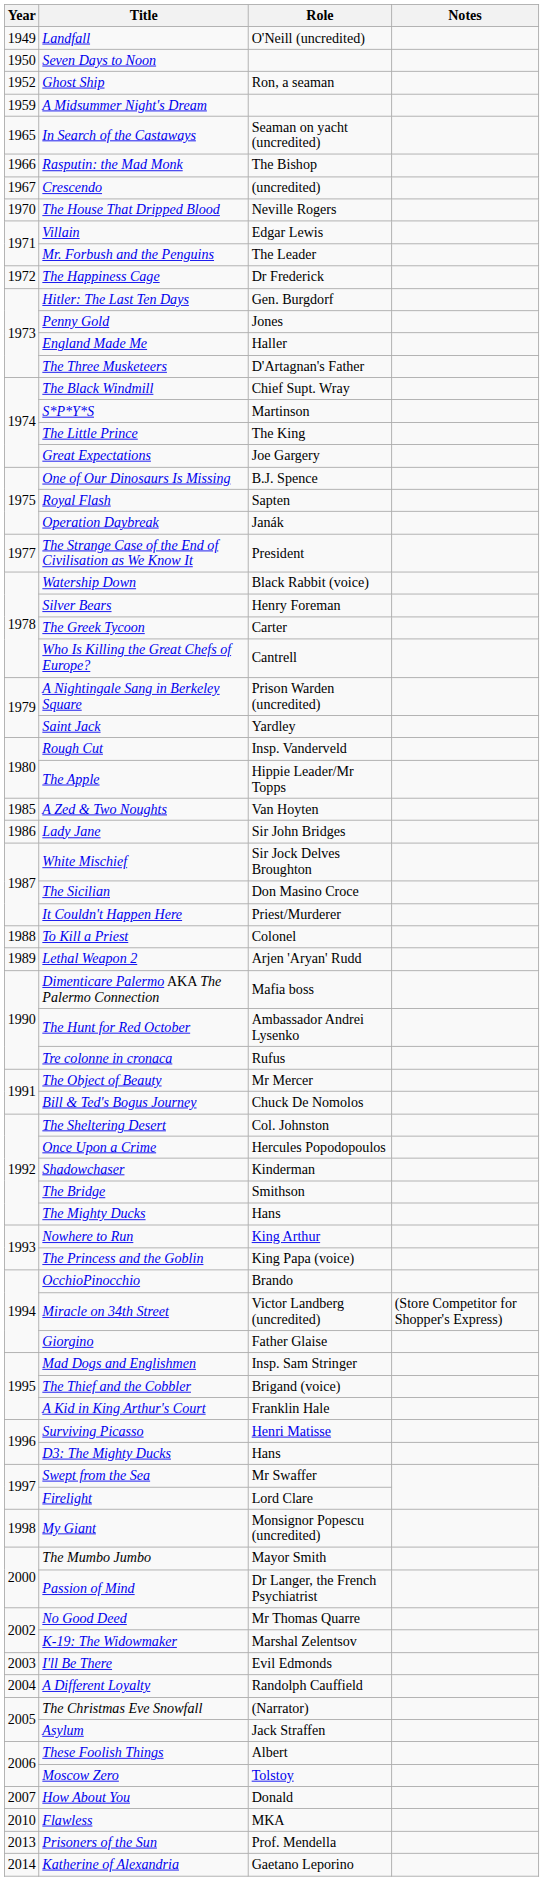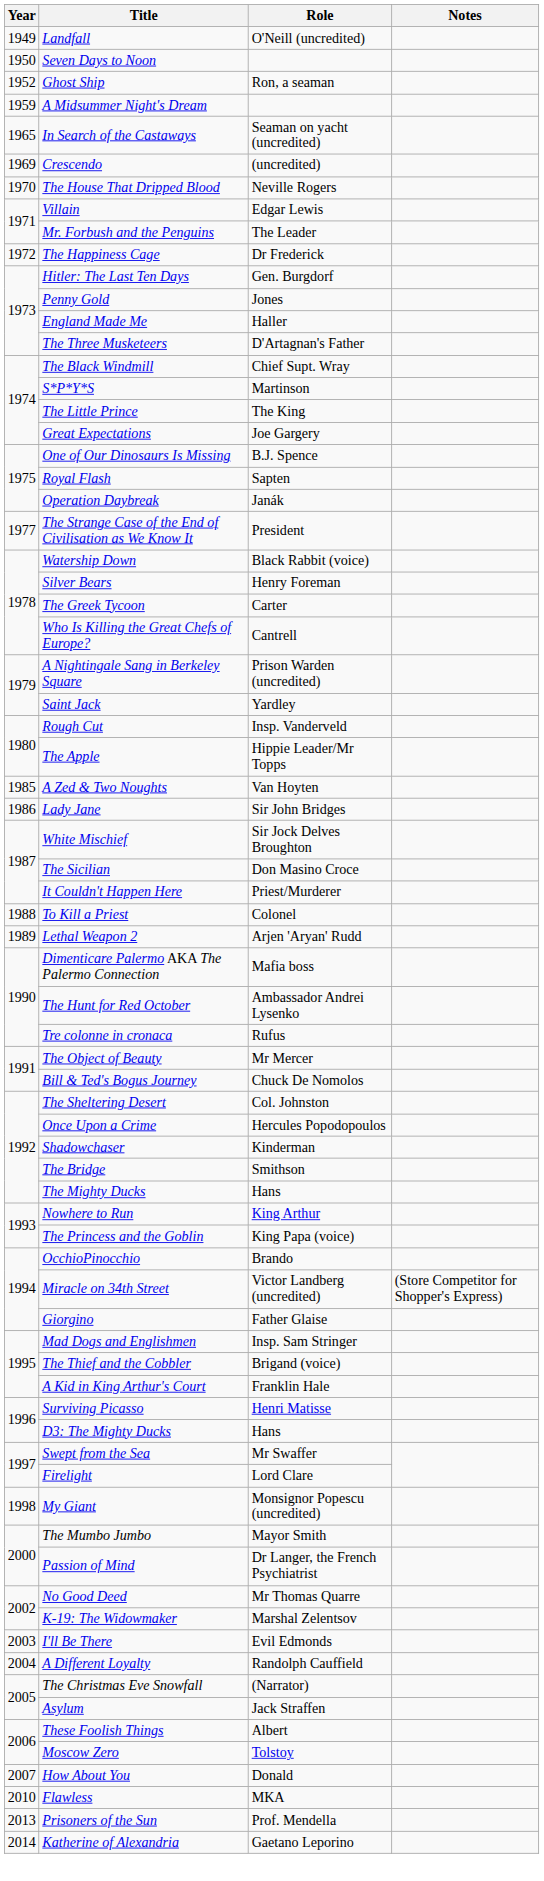- row: (113, 165)
(22, 187) 1967 -> (22, 165) 1969
